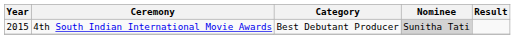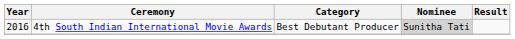(18, 27) 2015 -> (18, 27) 2016
